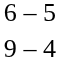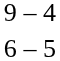rows swapped: (30, 48) <-> (30, 12)
